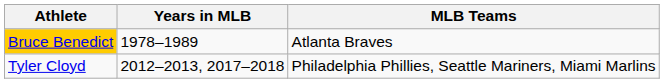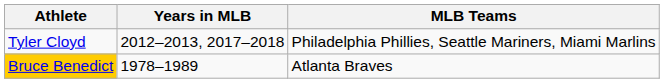rows swapped: (61, 41) <-> (47, 66)
